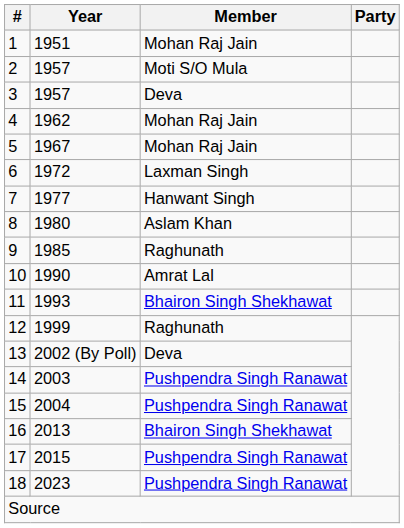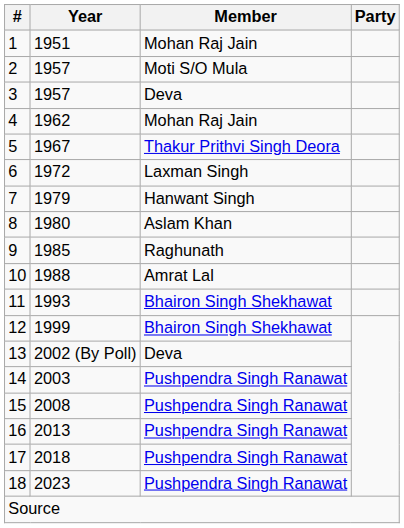(201, 146) Mohan Raj Jain -> (242, 146) Thakur Prithvi Singh Deora
(52, 198) 1977 -> (52, 198) 1979
(52, 276) 1990 -> (52, 276) 1988
(184, 328) Raghunath -> (238, 328) Bhairon Singh Shekhawat
(52, 405) 2004 -> (52, 405) 2008
(238, 431) Bhairon Singh Shekhawat -> (246, 431) Pushpendra Singh Ranawat
(52, 457) 2015 -> (52, 457) 2018
